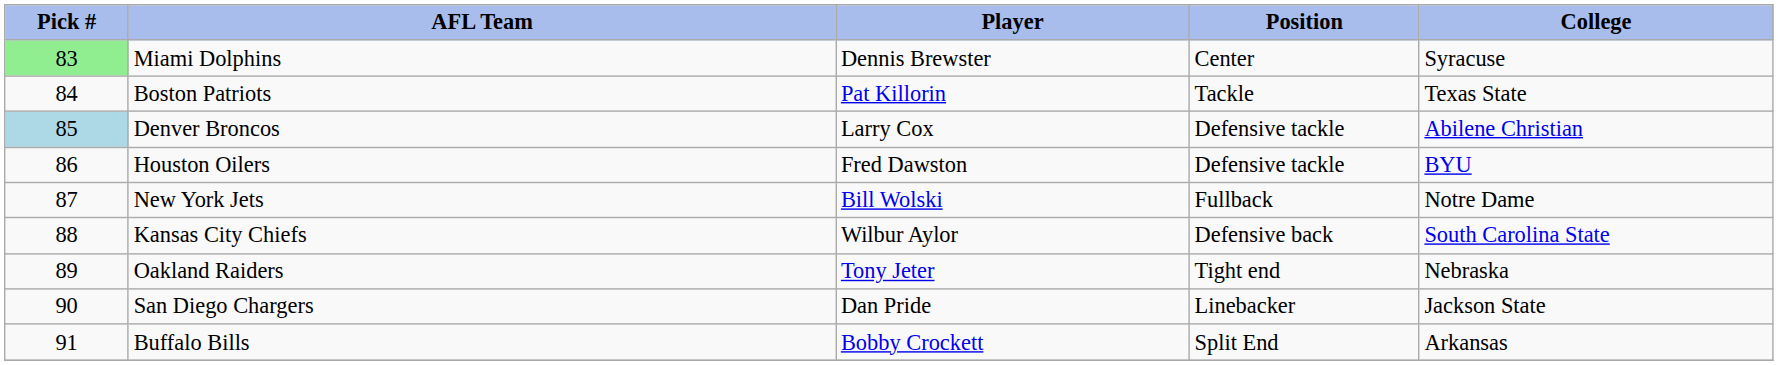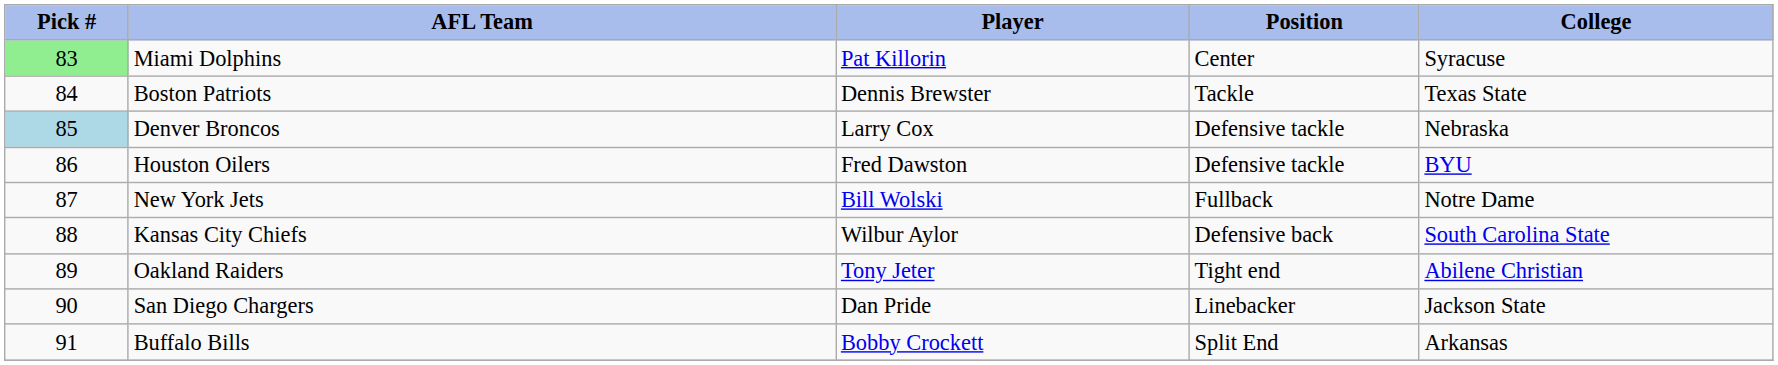(916, 57) Dennis Brewster -> (893, 57) Pat Killorin
(893, 93) Pat Killorin -> (916, 93) Dennis Brewster
(1504, 128) Abilene Christian -> (1467, 128) Nebraska
(1467, 270) Nebraska -> (1504, 270) Abilene Christian
